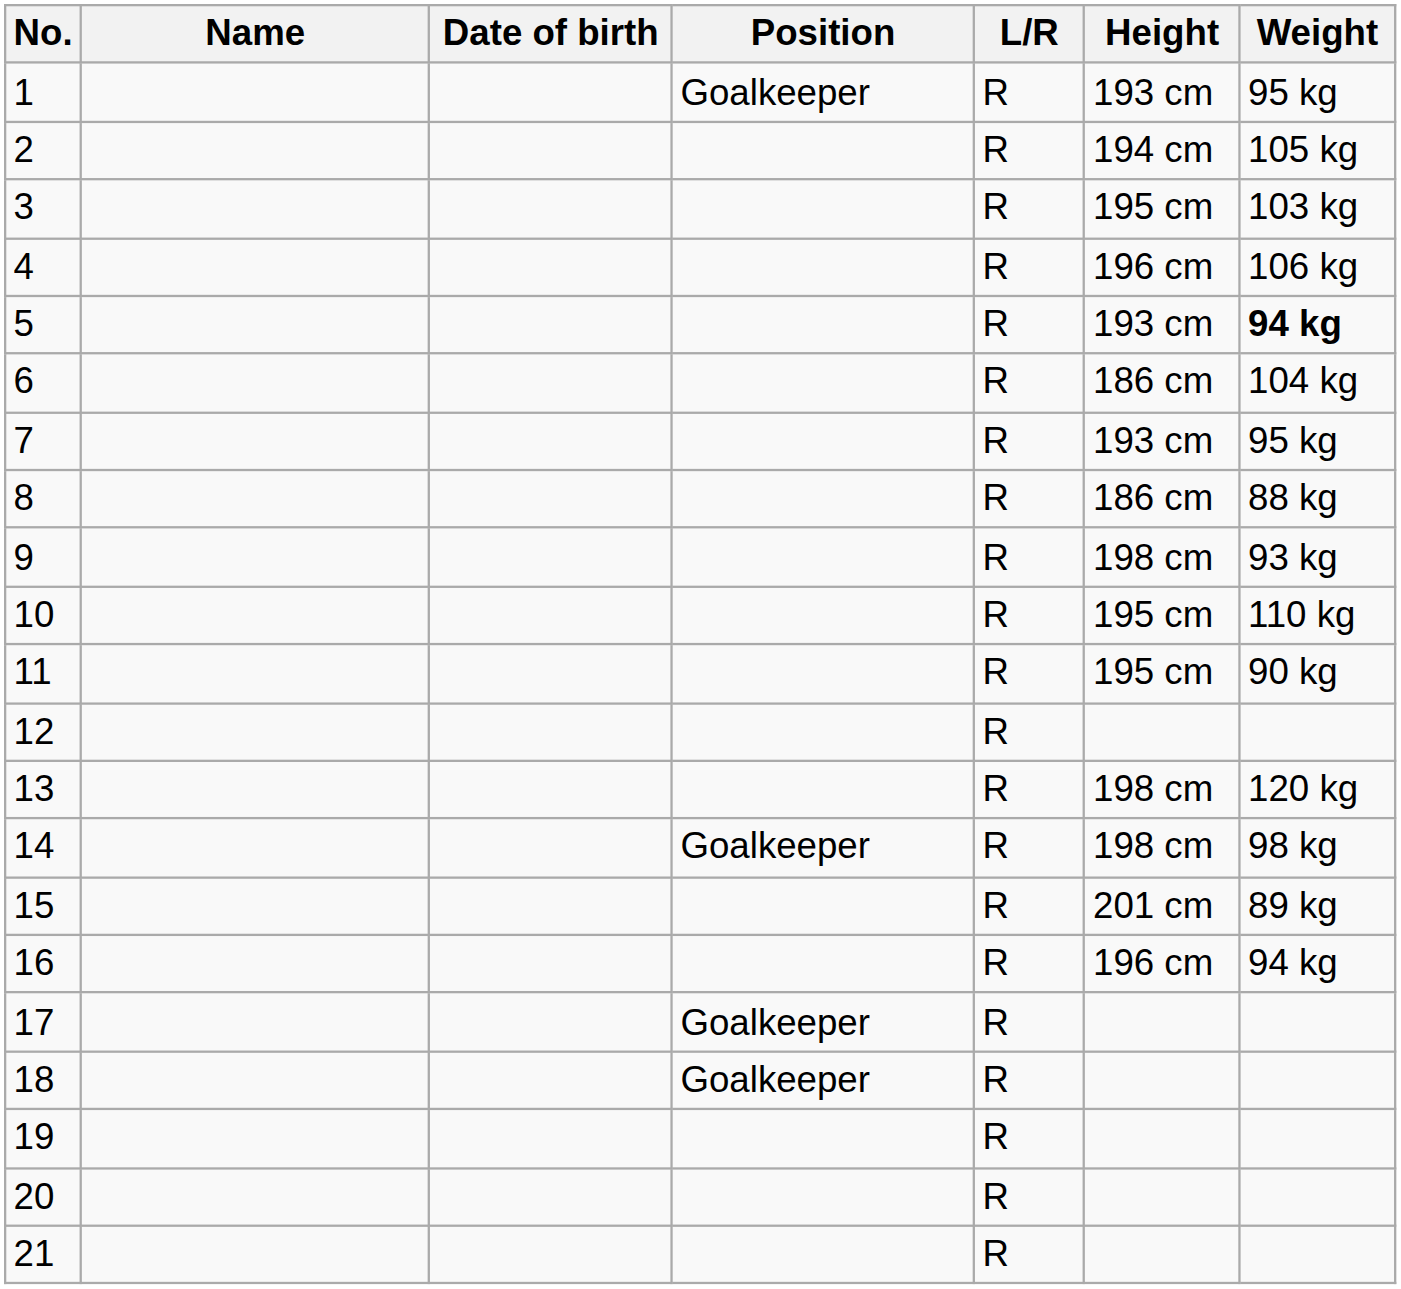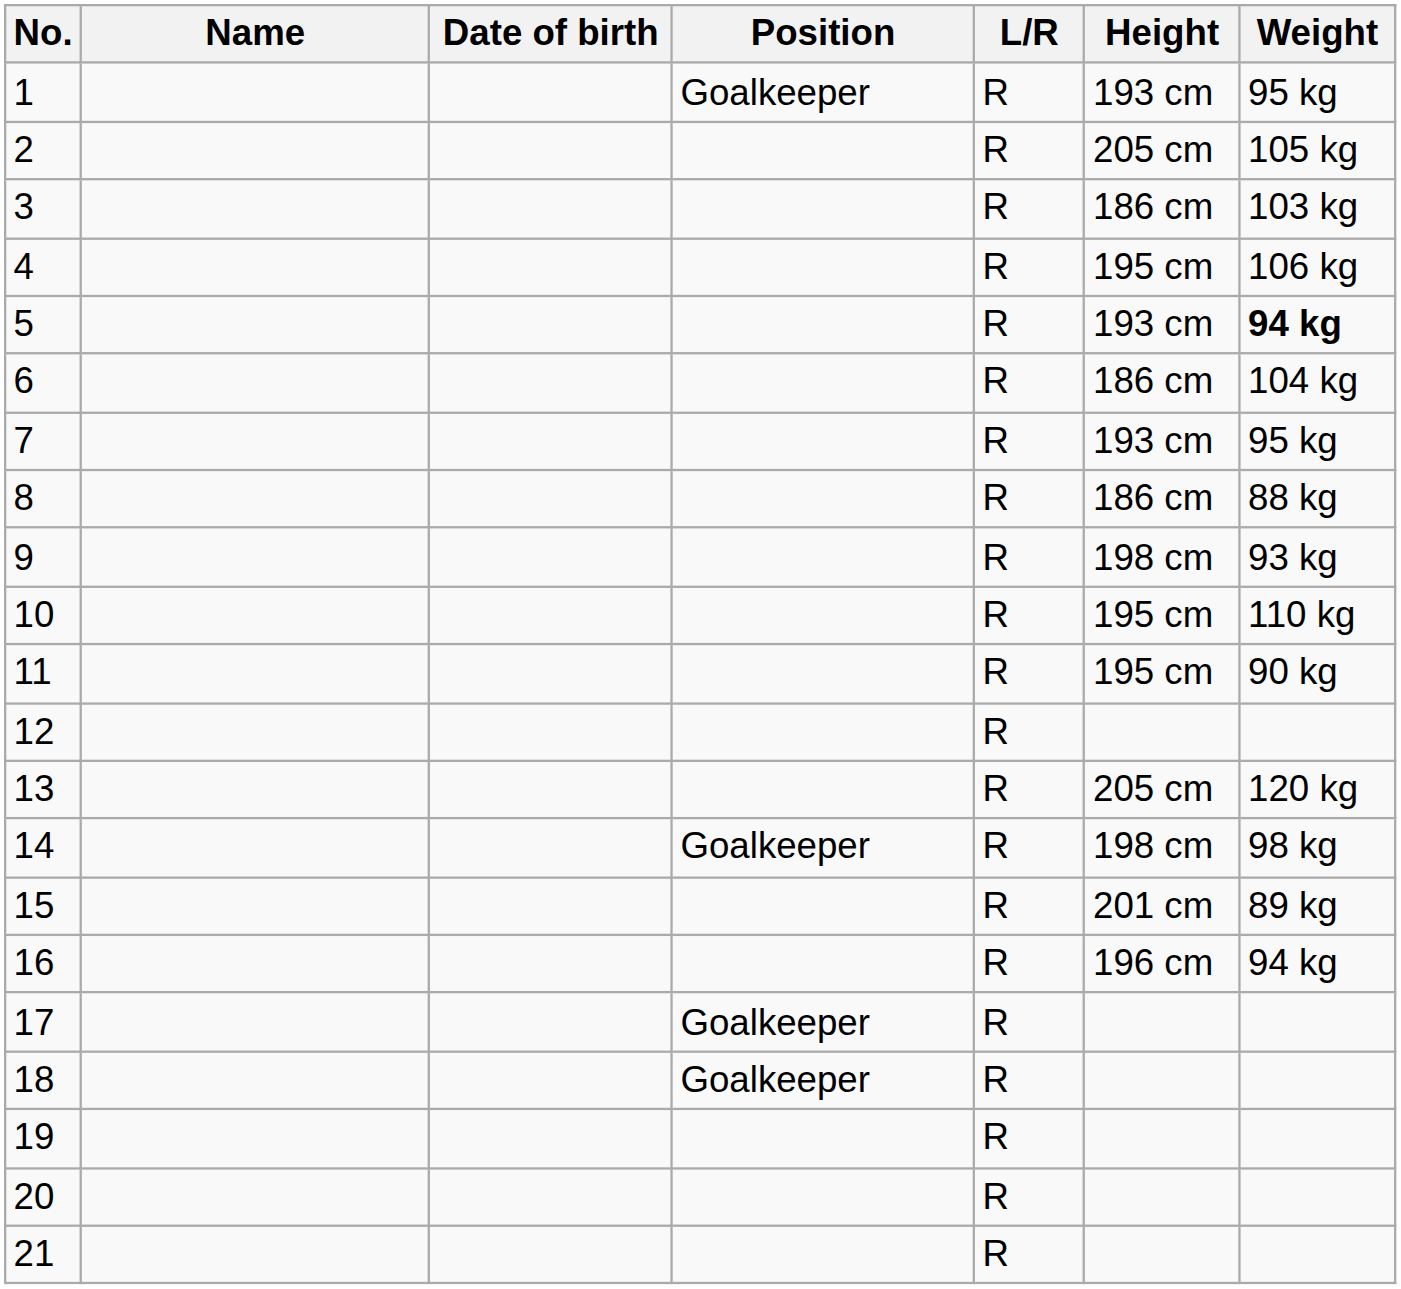(1153, 149) 194 cm -> (1153, 149) 205 cm
(1153, 207) 195 cm -> (1153, 207) 186 cm
(1153, 265) 196 cm -> (1153, 265) 195 cm
(1153, 788) 198 cm -> (1153, 788) 205 cm
